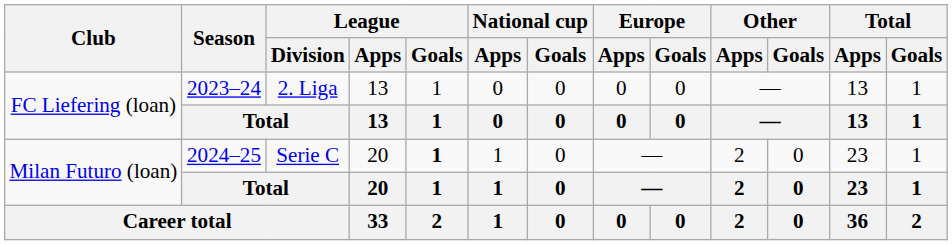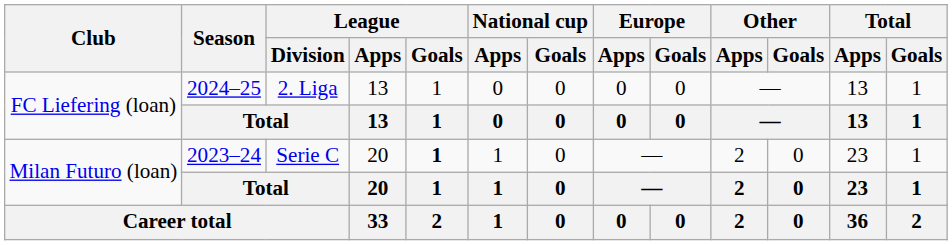(224, 88) 2023–24 -> (224, 88) 2024–25
(224, 155) 2024–25 -> (224, 155) 2023–24
